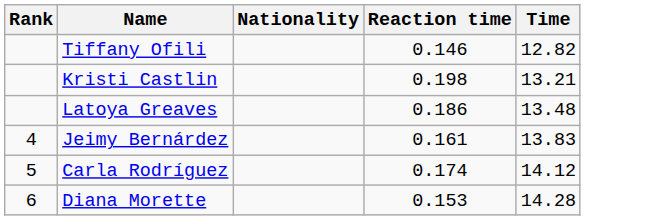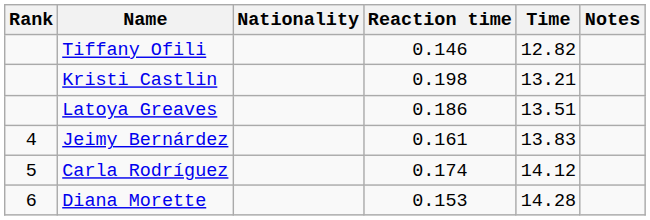+ column: (613, 20)
(548, 110) 13.48 -> (548, 110) 13.51
